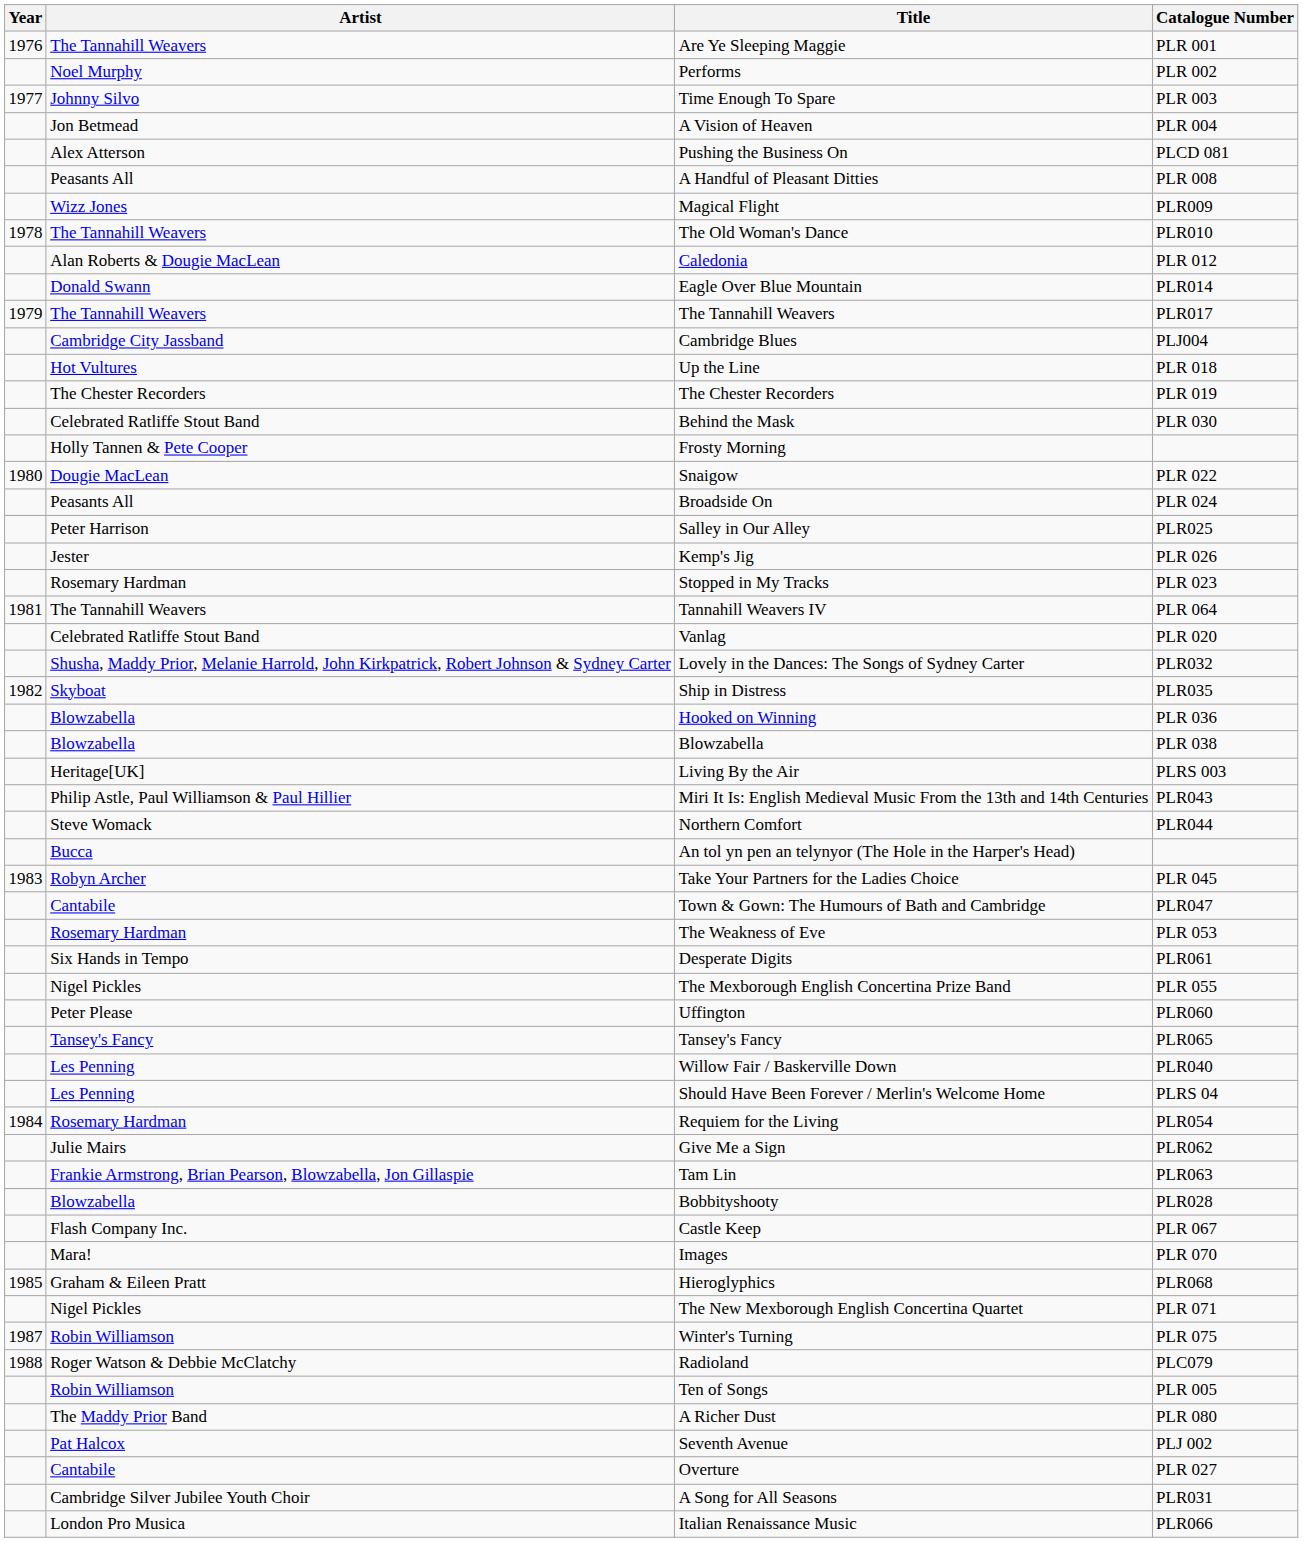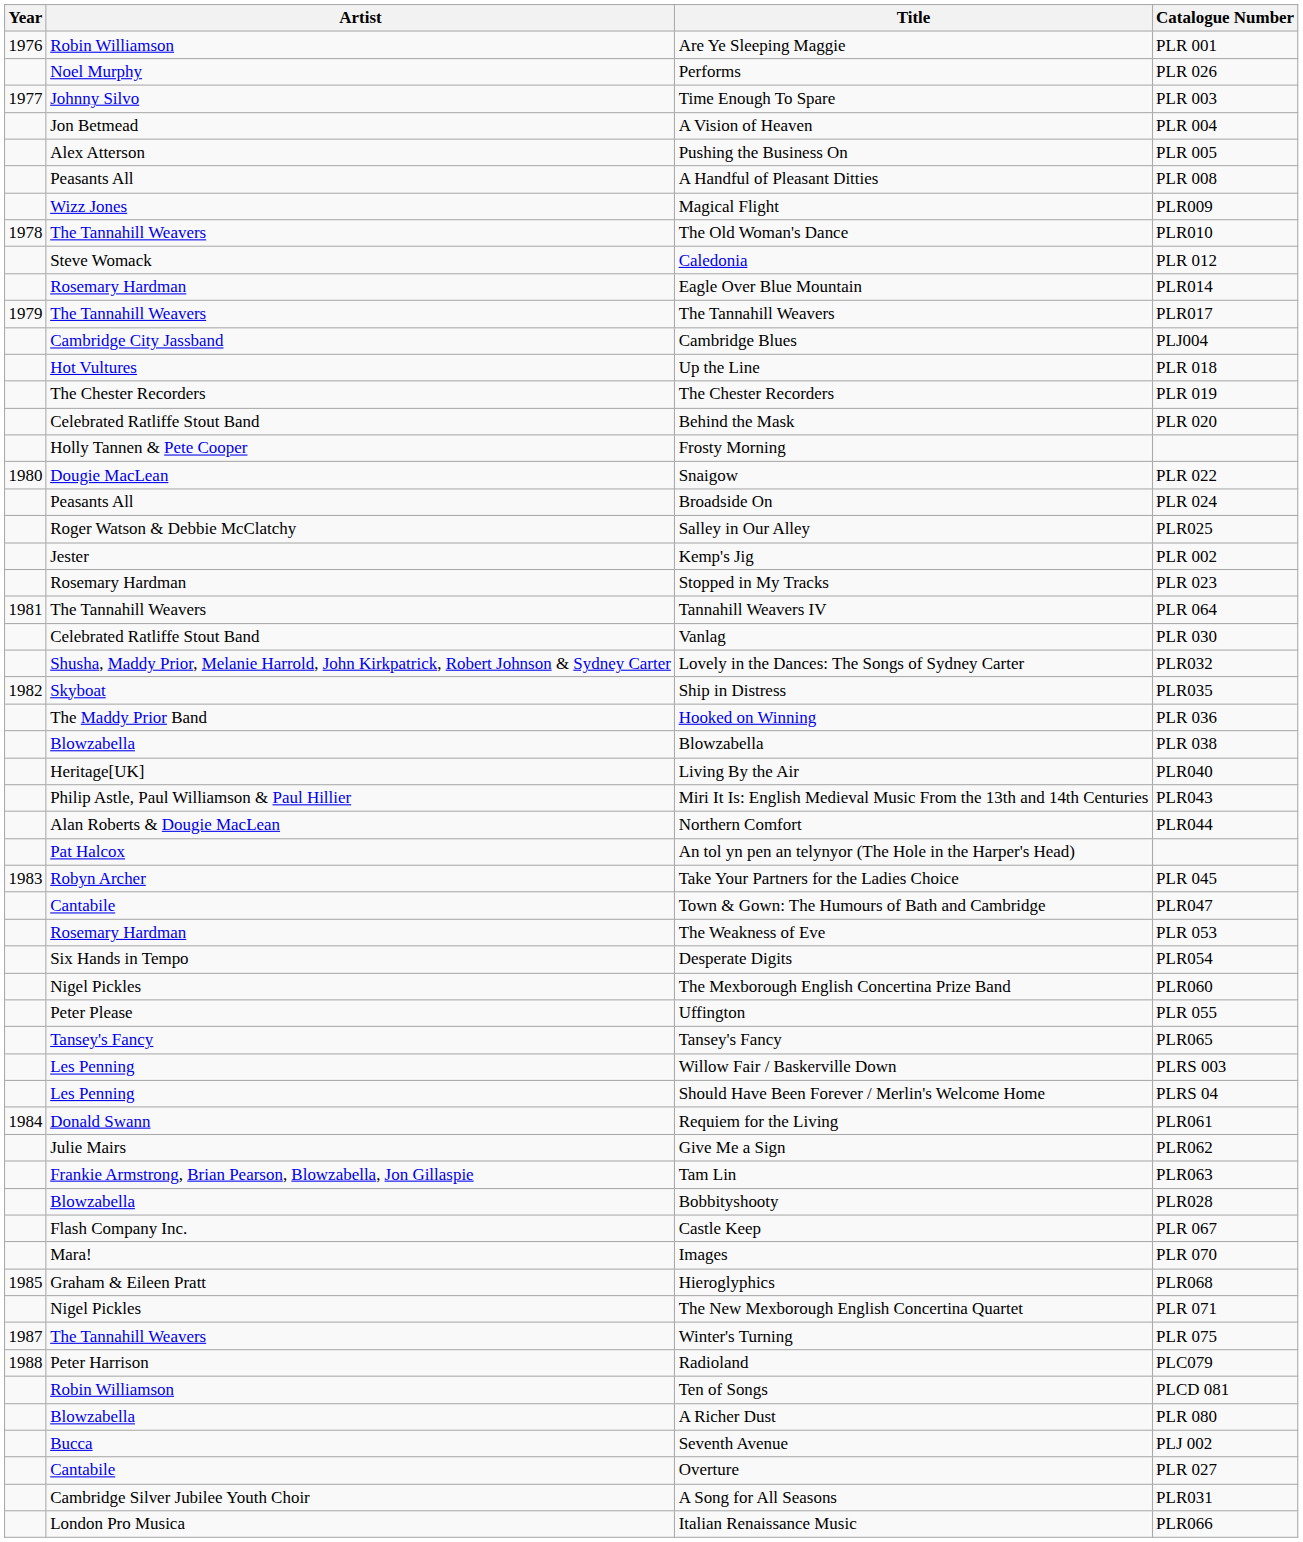(128, 44) The Tannahill Weavers -> (112, 44) Robin Williamson
(1187, 71) PLR 002 -> (1187, 71) PLR 026
(1193, 152) PLCD 081 -> (1187, 152) PLR 005
(165, 260) Alan Roberts & Dougie MacLean -> (101, 260) Steve Womack
(100, 286) Donald Swann -> (118, 286) Rosemary Hardman
(1187, 421) PLR 030 -> (1187, 421) PLR 020
(99, 529) Peter Harrison -> (173, 529) Roger Watson & Debbie McClatchy
(1187, 555) PLR 026 -> (1187, 555) PLR 002
(1187, 636) PLR 020 -> (1187, 636) PLR 030
(93, 717) Blowzabella -> (129, 717) The Maddy Prior Band
(1191, 771) PLRS 003 -> (1184, 771) PLR040
(101, 824) Steve Womack -> (165, 824) Alan Roberts & Dougie MacLean
(71, 851) Bucca -> (88, 851) Pat Halcox
(1184, 959) PLR061 -> (1184, 959) PLR054
(1187, 986) PLR 055 -> (1184, 986) PLR060
(1184, 1013) PLR060 -> (1187, 1013) PLR 055
(1184, 1066) PLR040 -> (1191, 1066) PLRS 003
(118, 1120) Rosemary Hardman -> (100, 1120) Donald Swann
(1184, 1120) PLR054 -> (1184, 1120) PLR061
(112, 1335) Robin Williamson -> (128, 1335) The Tannahill Weavers
(173, 1362) Roger Watson & Debbie McClatchy -> (99, 1362) Peter Harrison
(1187, 1389) PLR 005 -> (1193, 1389) PLCD 081
(129, 1416) The Maddy Prior Band -> (93, 1416) Blowzabella
(88, 1443) Pat Halcox -> (71, 1443) Bucca
